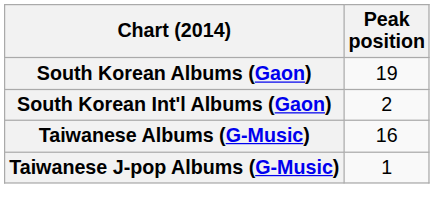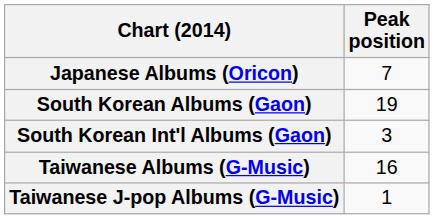+ row: (174, 73)
(387, 104) 2 -> (387, 135) 3
